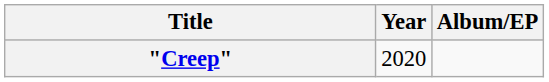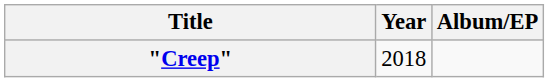(404, 58) 2020 -> (404, 58) 2018
